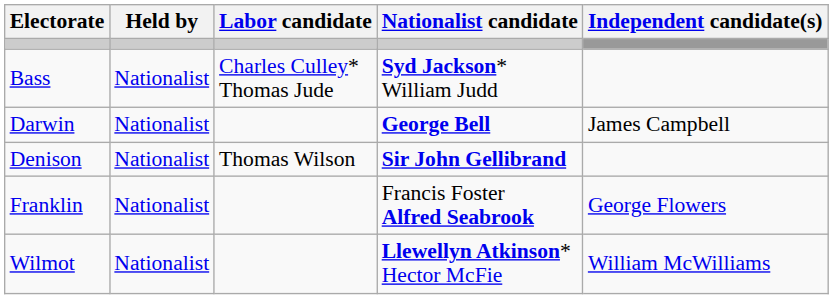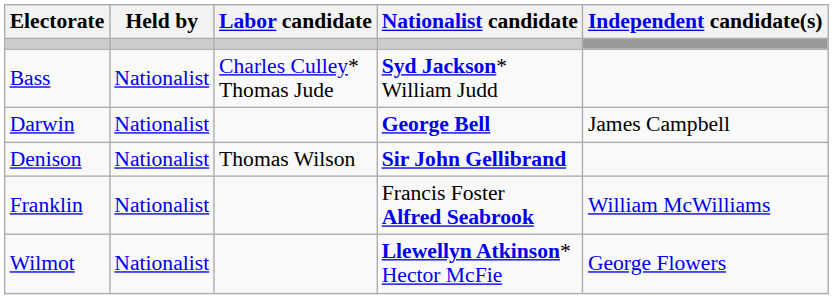(657, 205) George Flowers -> (679, 205) William McWilliams
(679, 263) William McWilliams -> (657, 263) George Flowers
